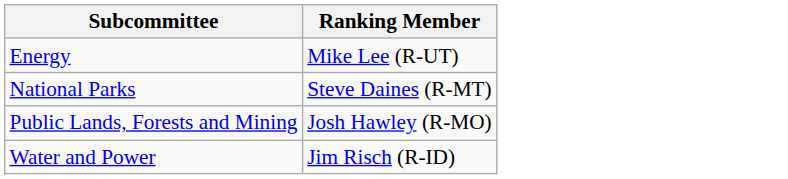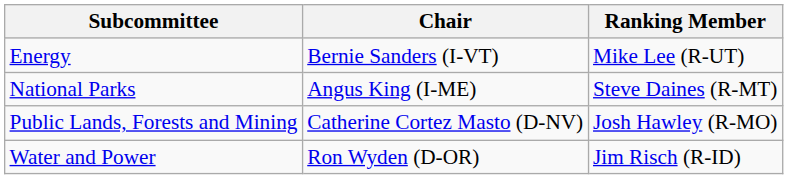+ column: (445, 21)
